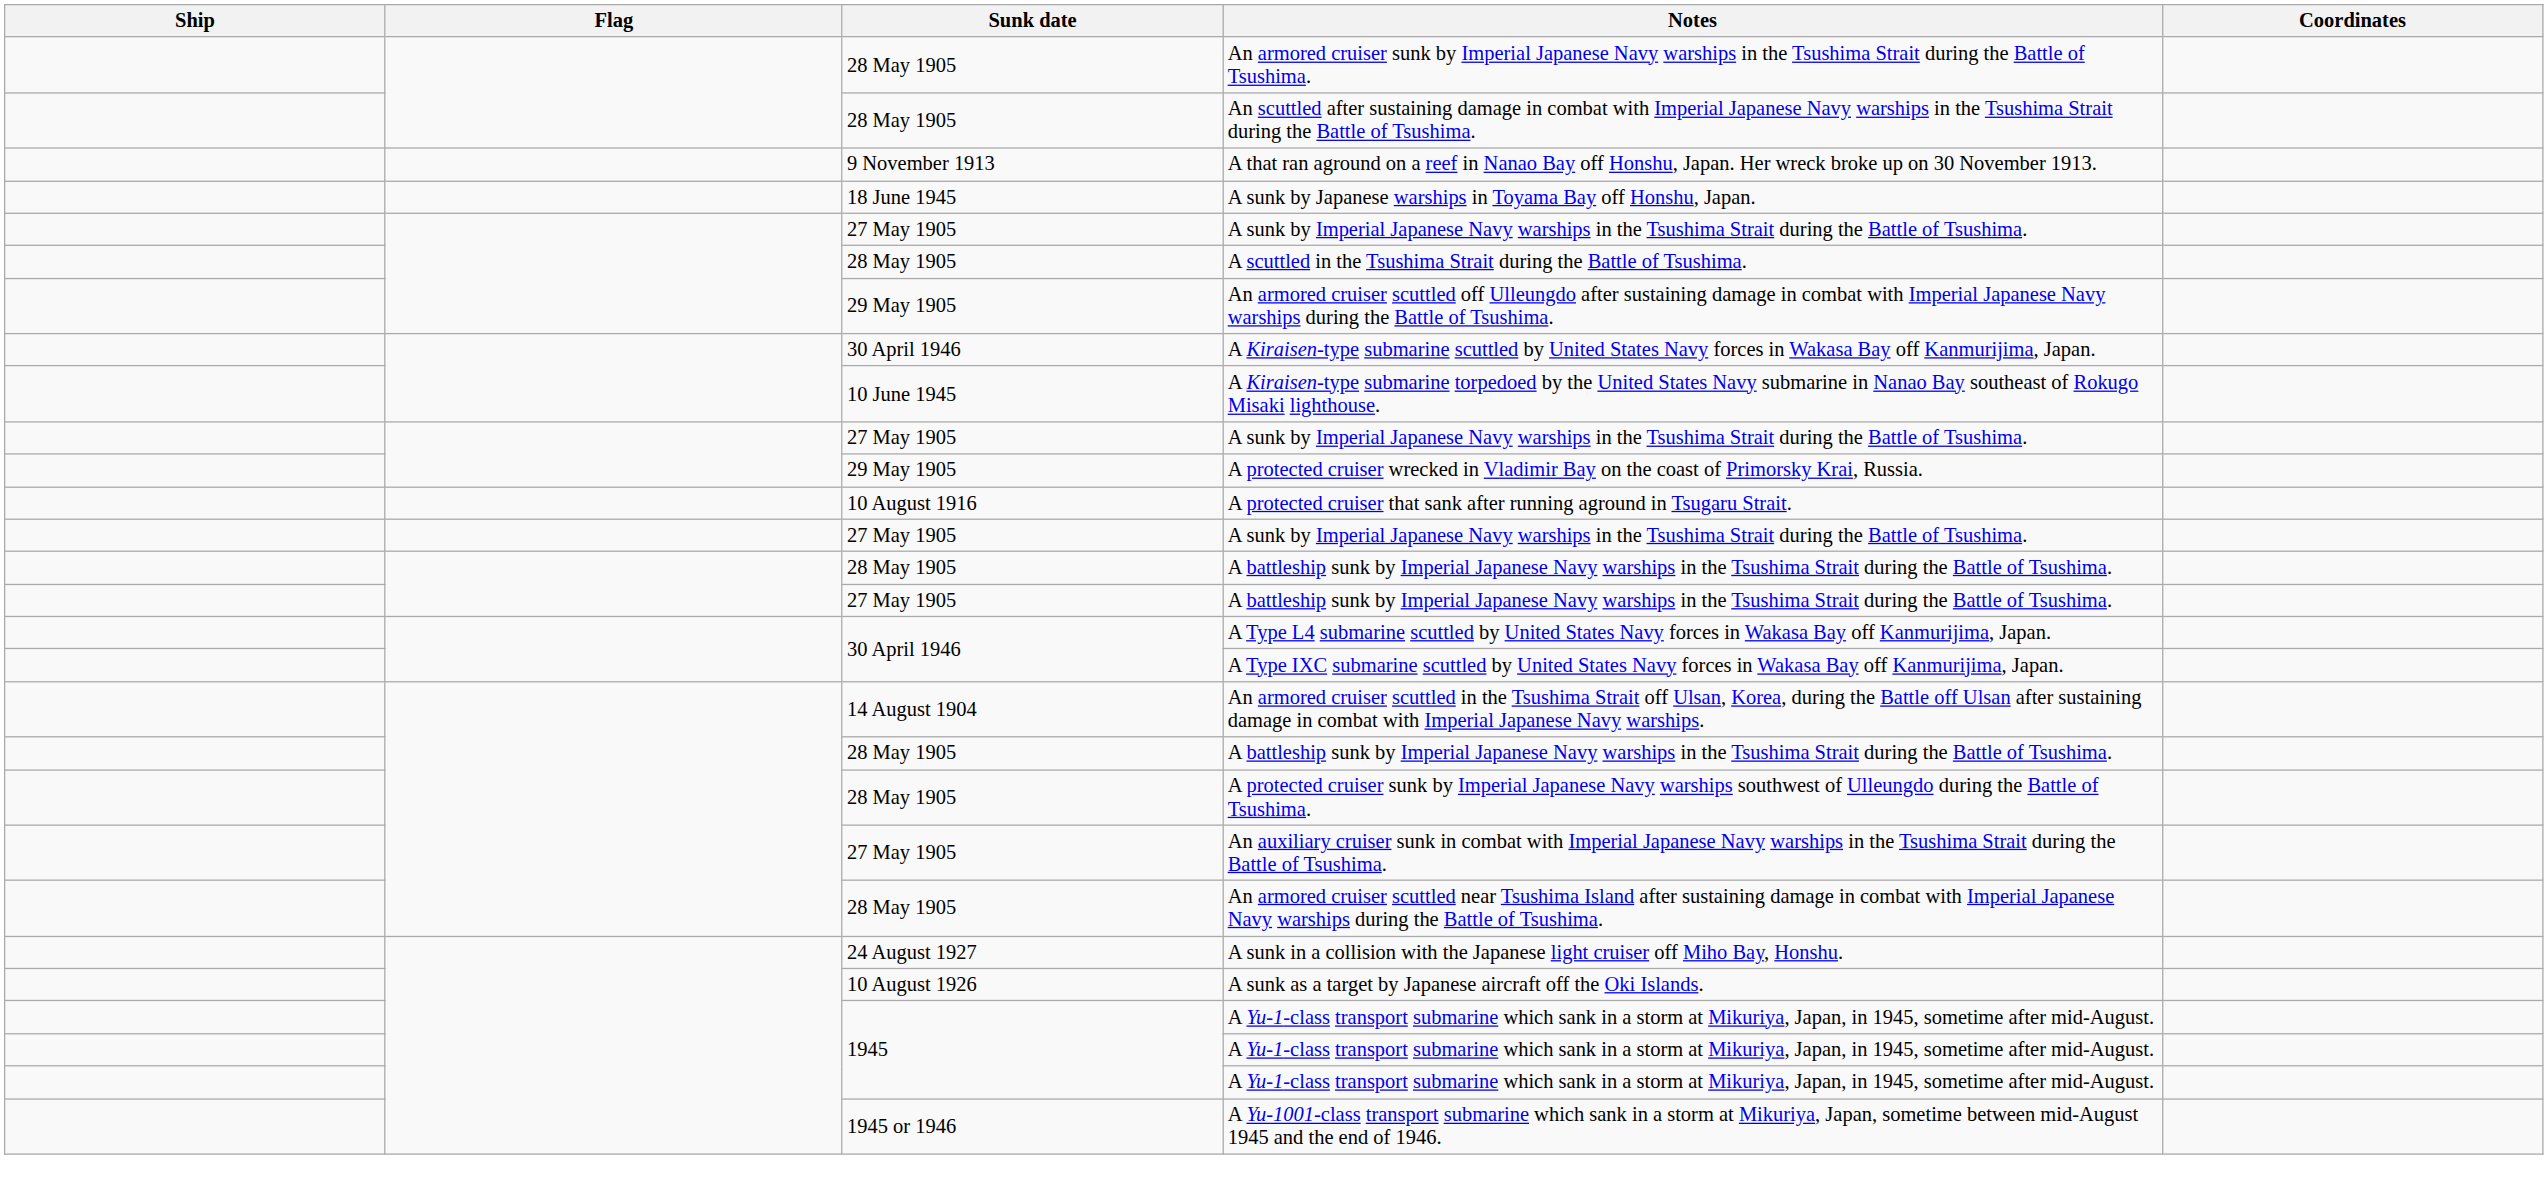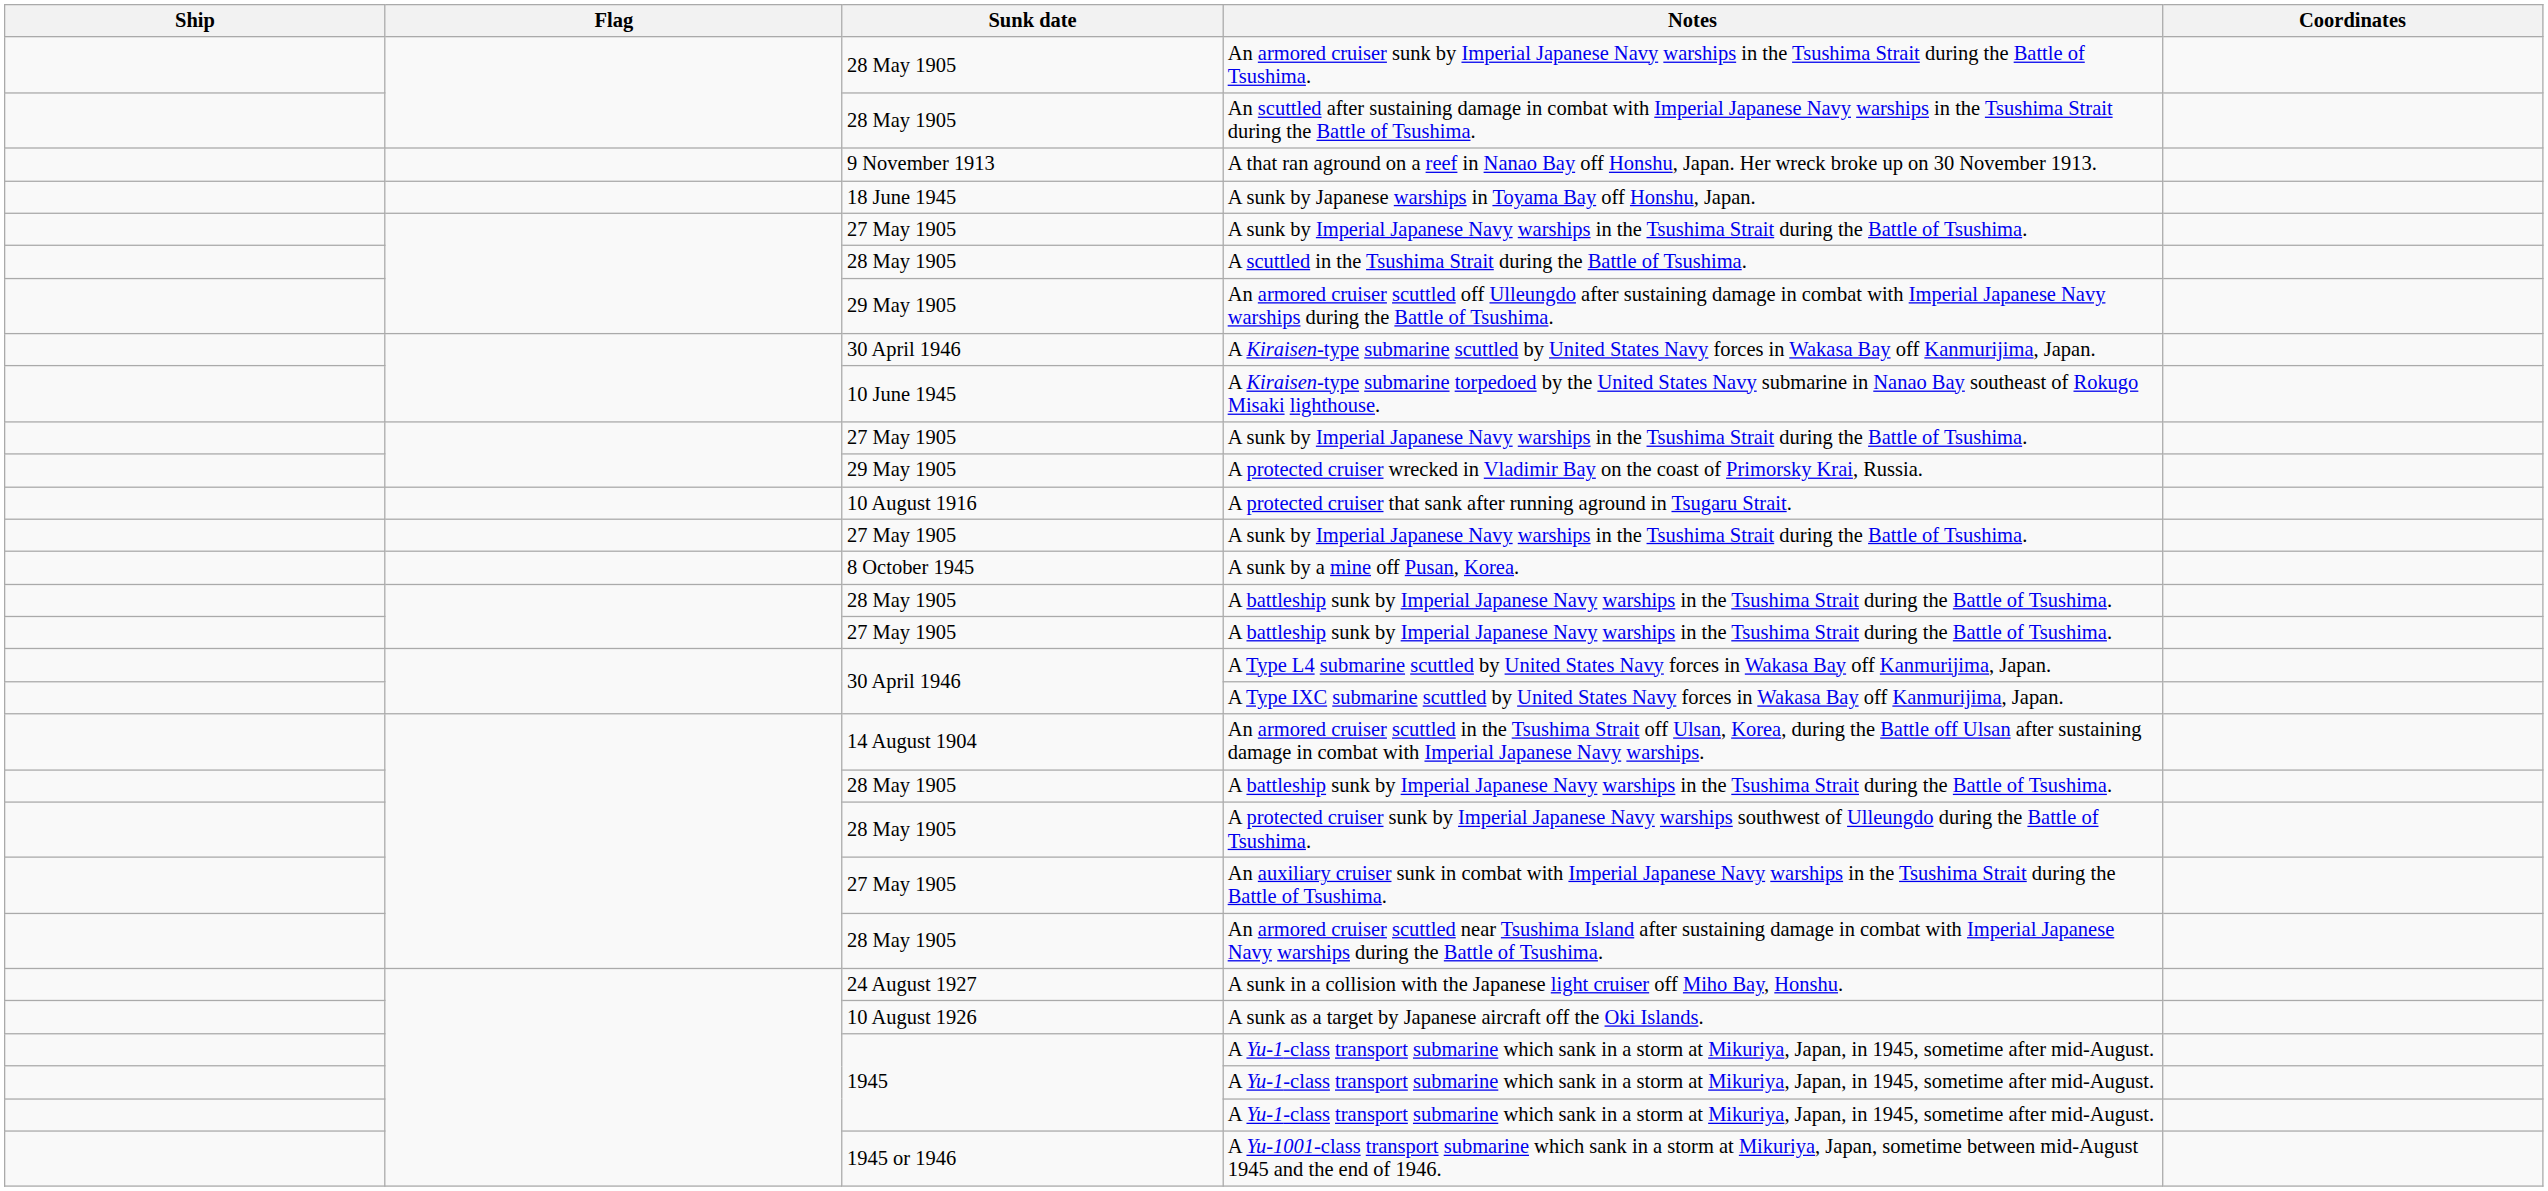+ row: (911, 567)
